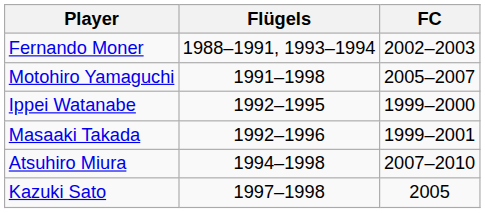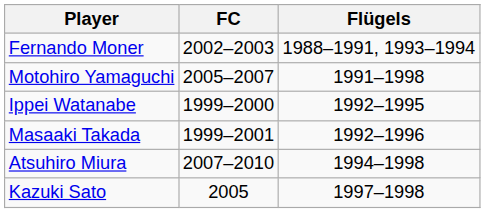columns swapped: (279, 18) <-> (430, 18)
